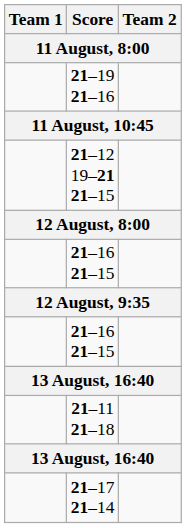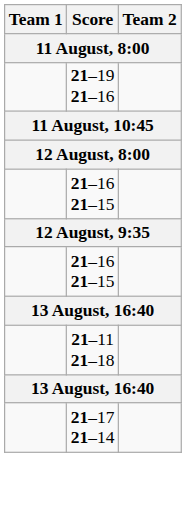- row: (36, 175)
